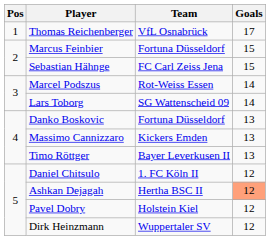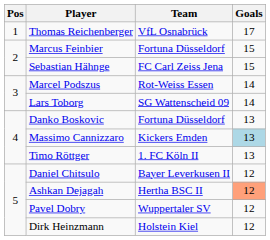(249, 137) no background -> (249, 137) lightblue background
(184, 155) Bayer Leverkusen II -> (168, 155) 1. FC Köln II
(168, 173) 1. FC Köln II -> (184, 173) Bayer Leverkusen II
(168, 208) Holstein Kiel -> (174, 208) Wuppertaler SV
(174, 226) Wuppertaler SV -> (168, 226) Holstein Kiel
